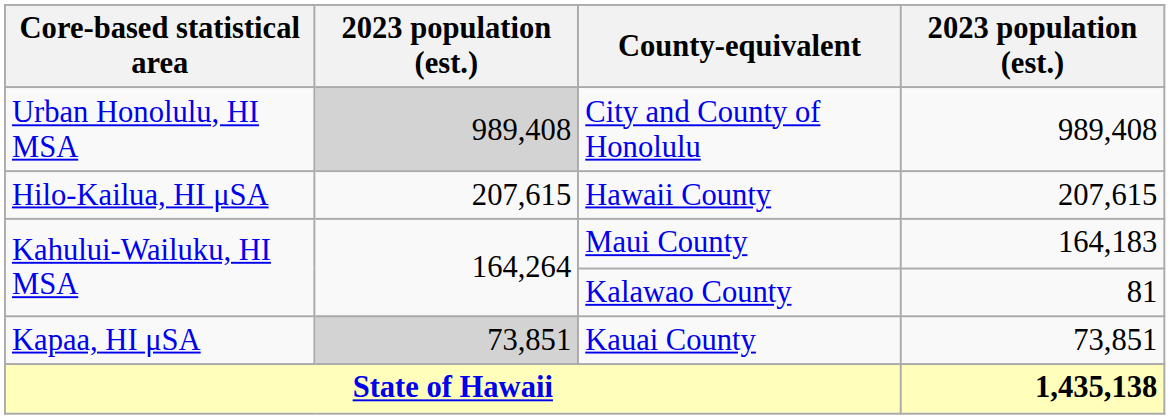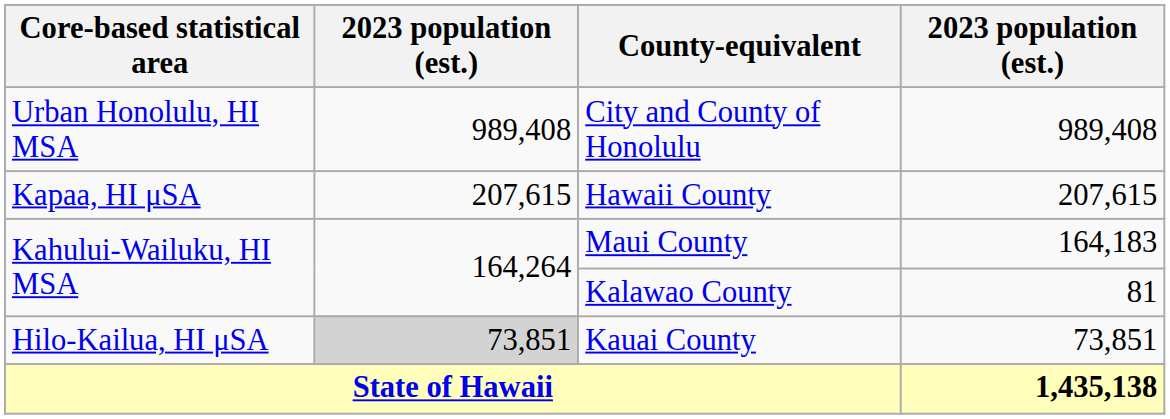(522, 128) lightgrey background -> (522, 128) no background
(140, 194) Hilo-Kailua, HI μSA -> (106, 194) Kapaa, HI μSA
(106, 339) Kapaa, HI μSA -> (140, 339) Hilo-Kailua, HI μSA
